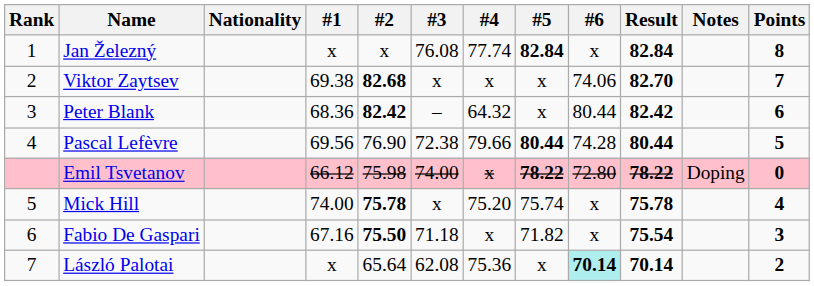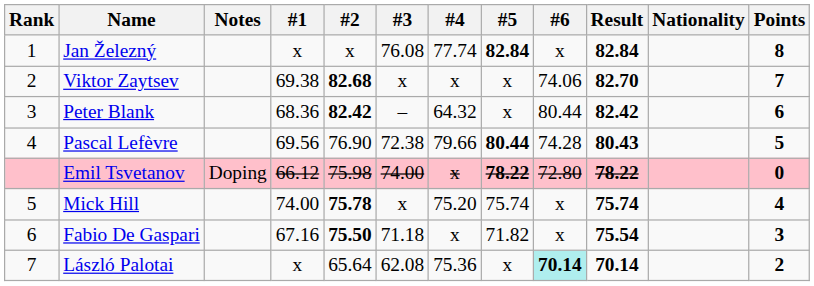columns swapped: (255, 19) <-> (716, 19)
(651, 142) 80.44 -> (617, 142) 80.43
(651, 204) 75.78 -> (617, 204) 75.74
